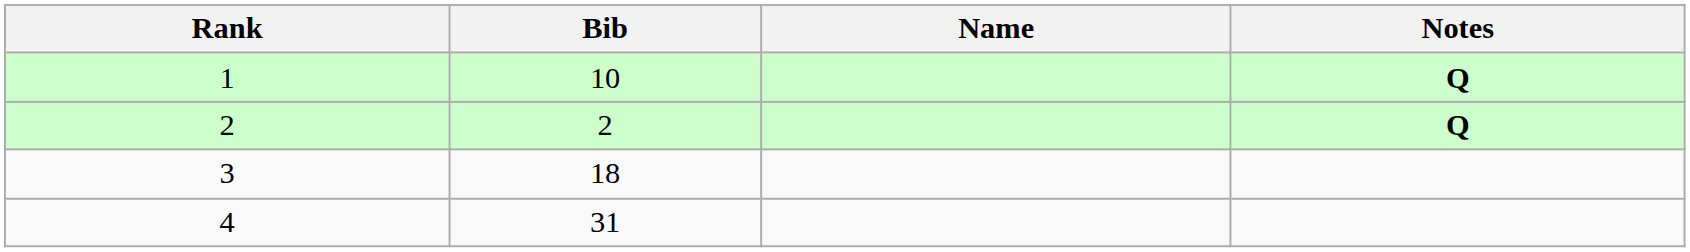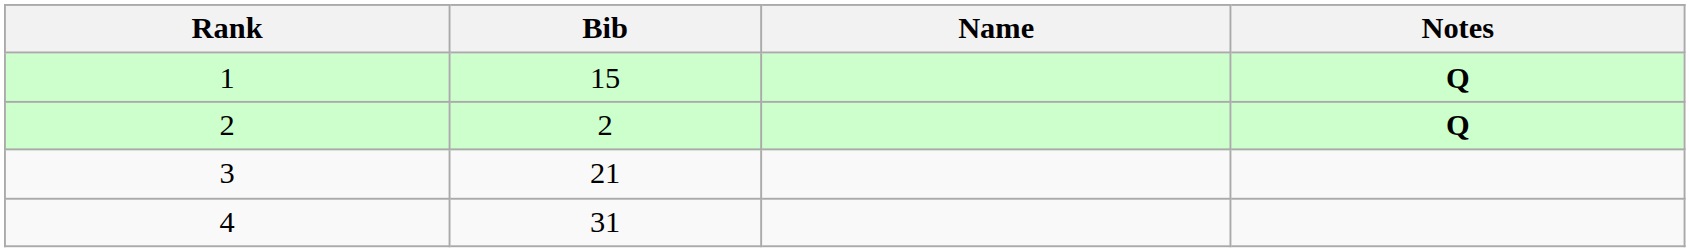(605, 76) 10 -> (605, 76) 15
(605, 173) 18 -> (605, 173) 21
